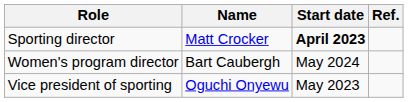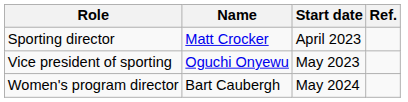(330, 39) bold -> (328, 39) normal
rows swapped: (90, 85) <-> (93, 62)
